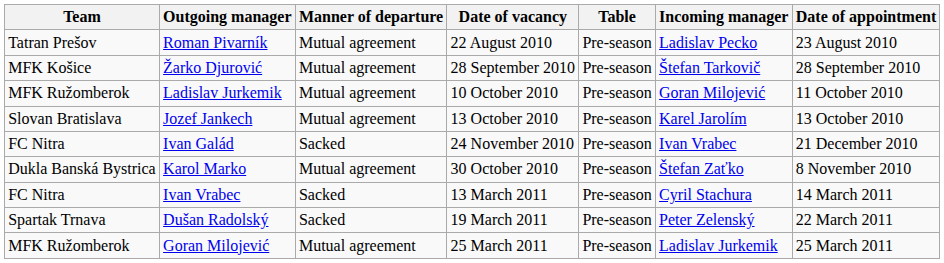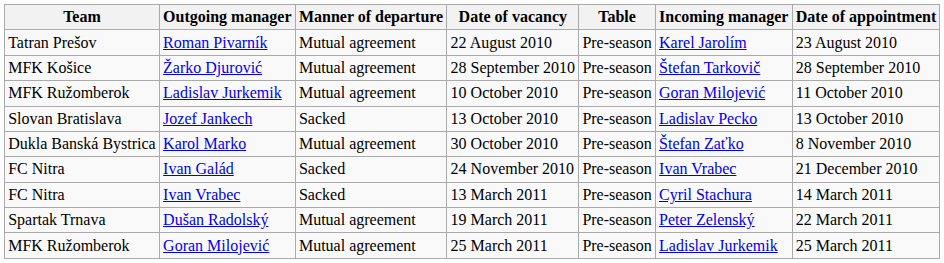(708, 42) Ladislav Pecko -> (703, 42) Karel Jarolím
(357, 118) Mutual agreement -> (322, 118) Sacked
(703, 118) Karel Jarolím -> (708, 118) Ladislav Pecko
rows swapped: (205, 169) <-> (198, 144)
(322, 220) Sacked -> (357, 220) Mutual agreement
